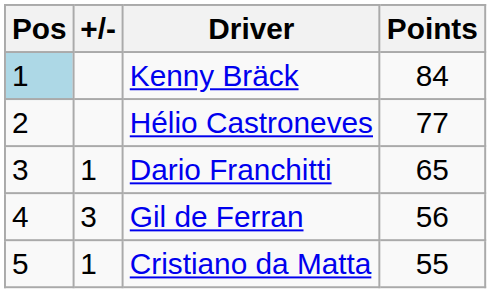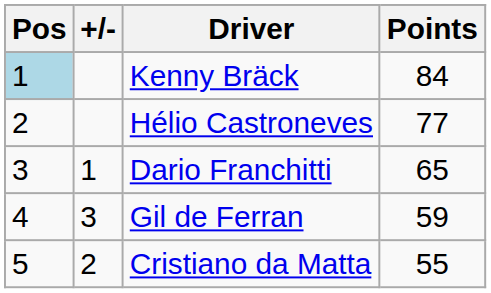(432, 217) 56 -> (432, 217) 59
(89, 265) 1 -> (89, 265) 2
